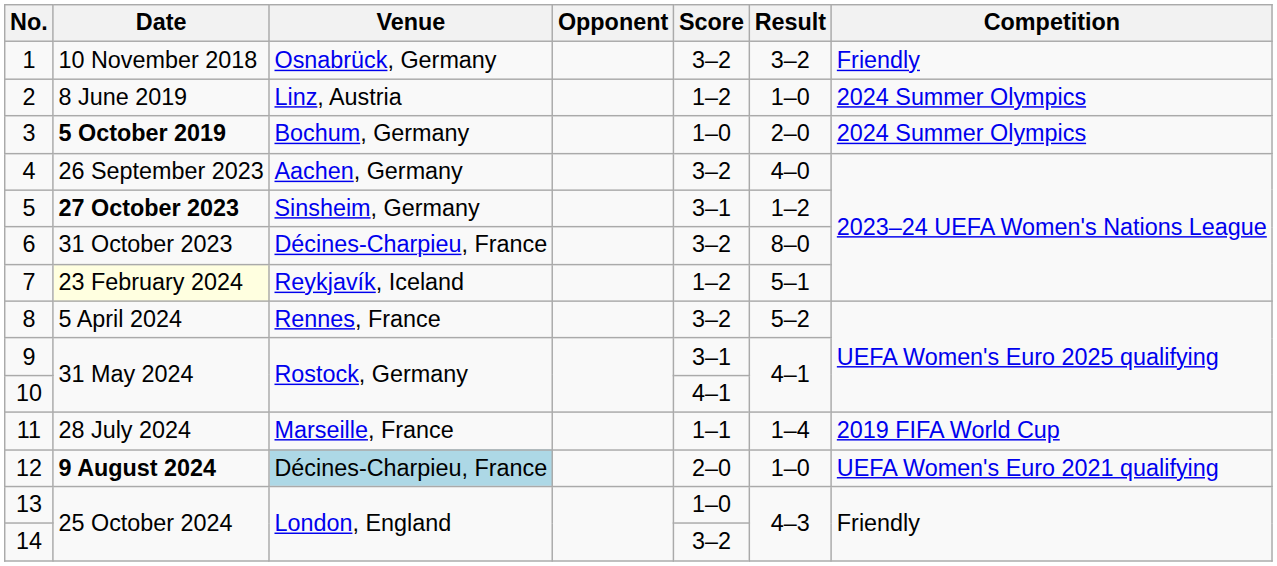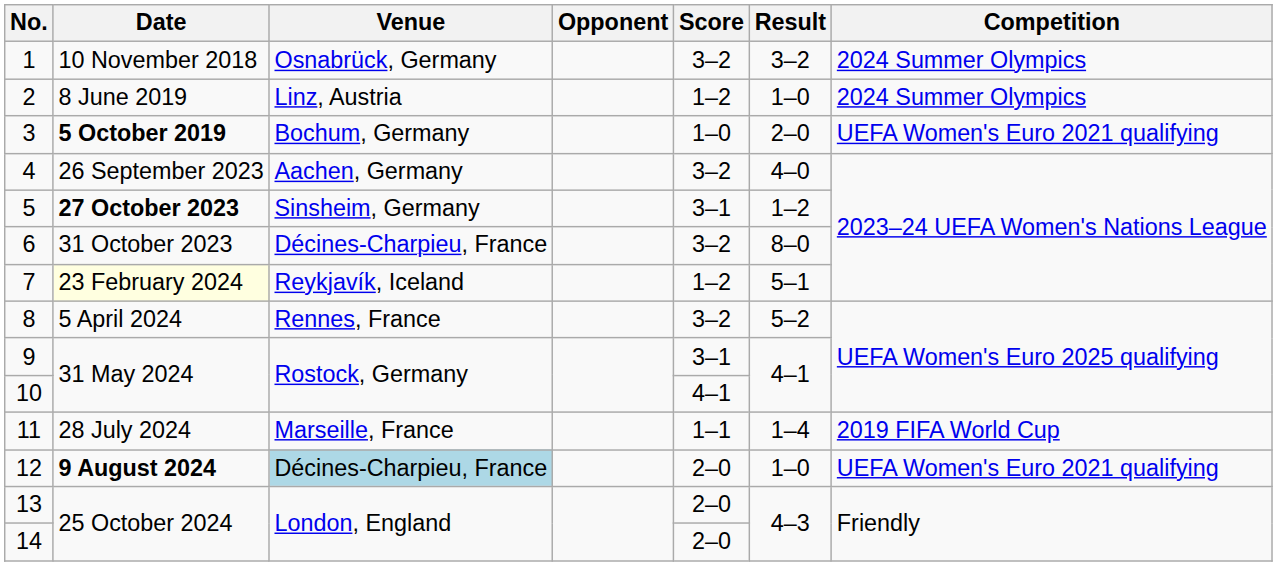(878, 60) Friendly -> (961, 60) 2024 Summer Olympics
(961, 134) 2024 Summer Olympics -> (1028, 134) UEFA Women's Euro 2021 qualifying
(711, 504) 1–0 -> (711, 504) 2–0
(711, 541) 3–2 -> (711, 541) 2–0
